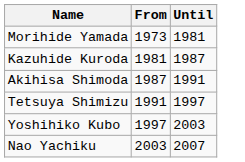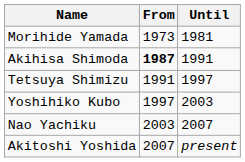- row: (68, 59)
(151, 81) normal -> (159, 59) bold
+ row: (72, 146)
